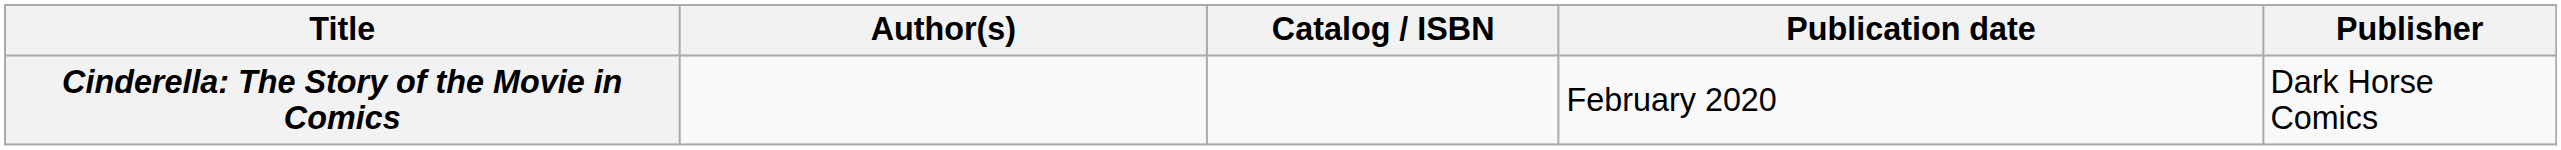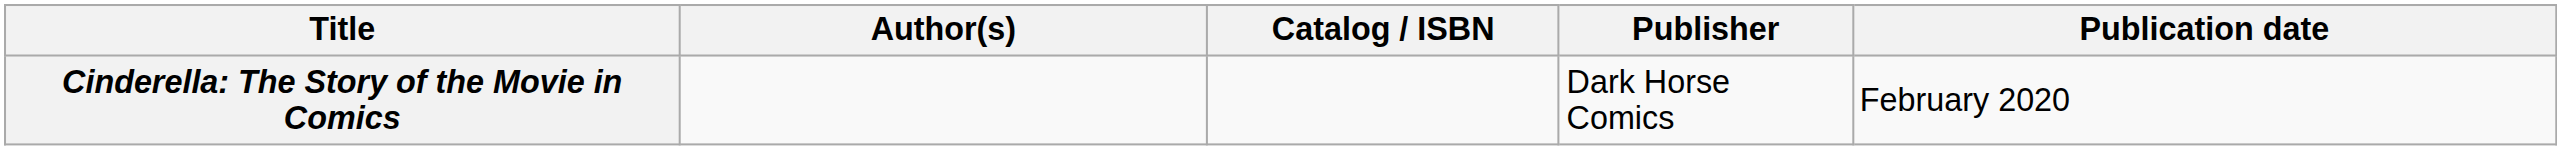columns swapped: (2410, 30) <-> (1911, 30)
